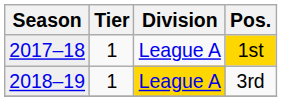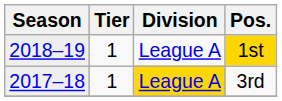(47, 50) 2017–18 -> (47, 50) 2018–19
(47, 81) 2018–19 -> (47, 81) 2017–18
